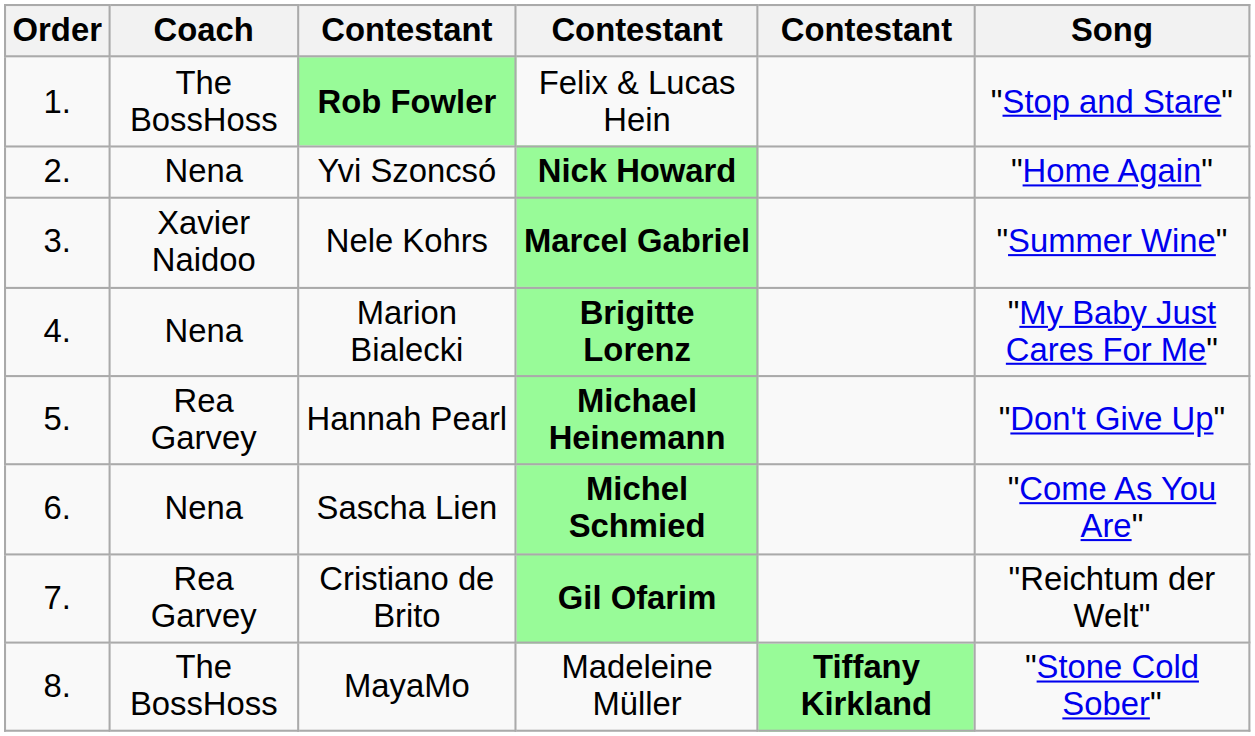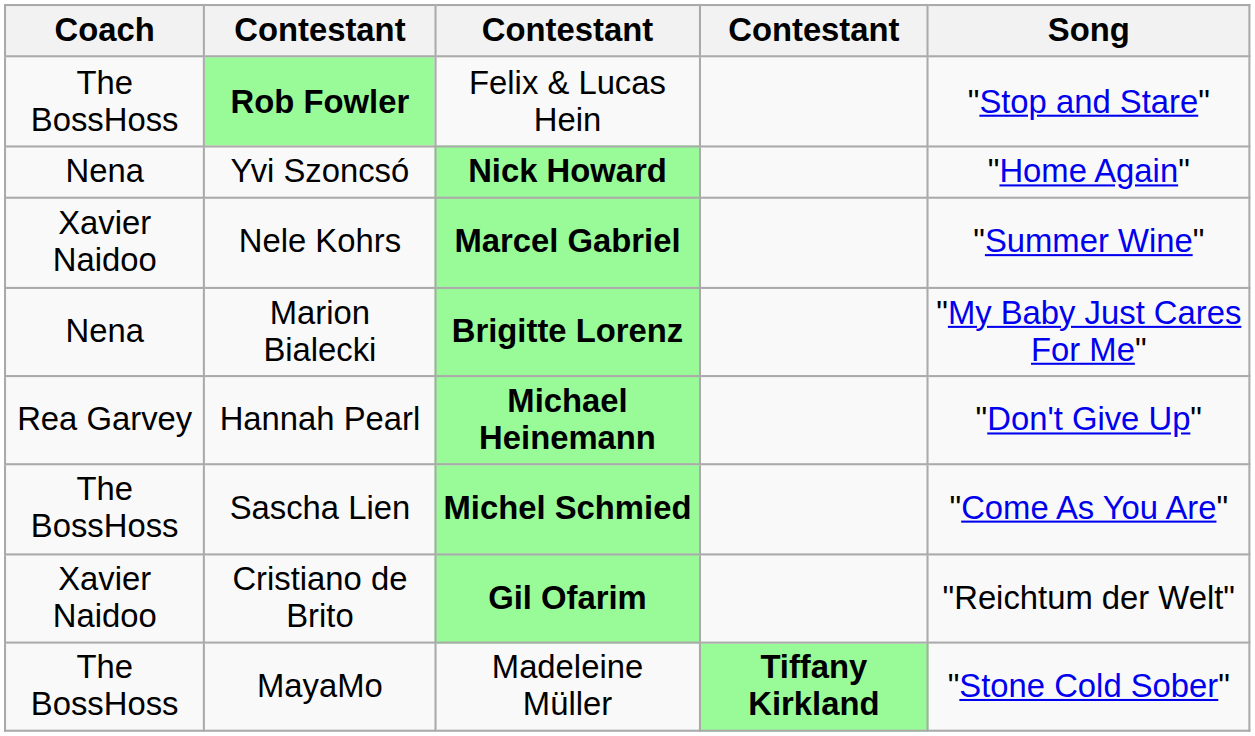- column: (57, 30)
(204, 508) Nena -> (105, 508) The BossHoss
(204, 597) Rea Garvey -> (105, 597) Xavier Naidoo
